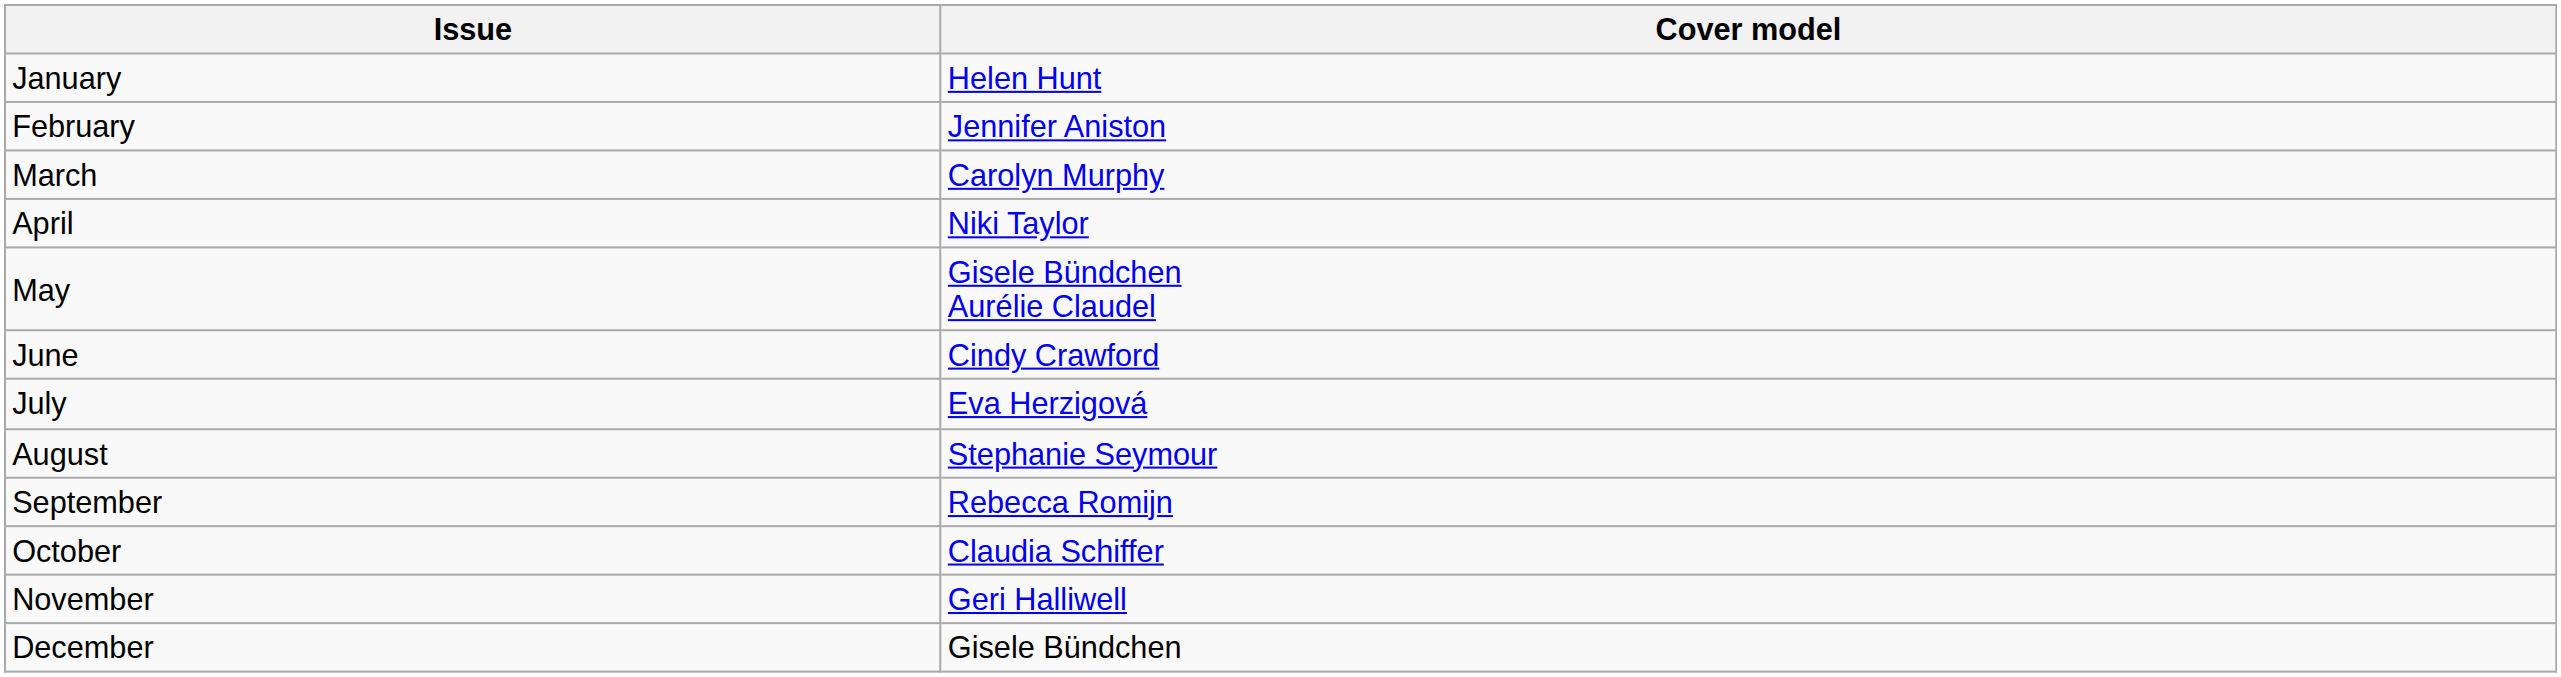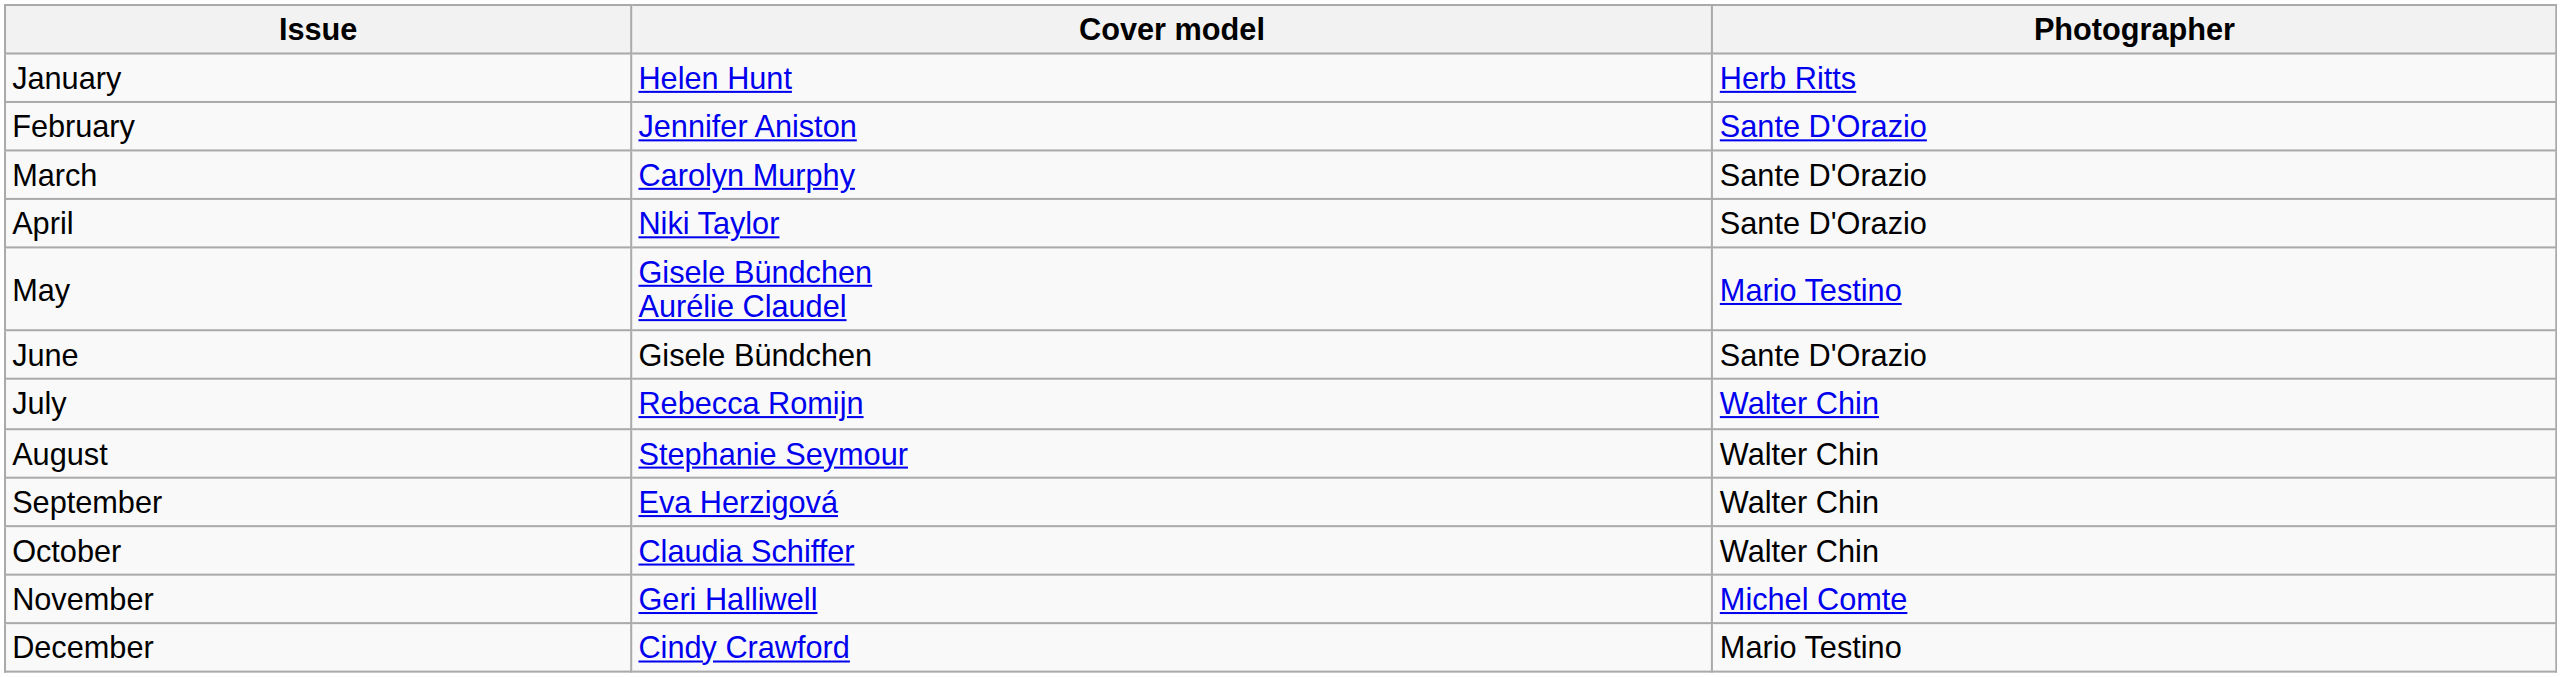+ column: (2134, 30)
(1054, 355) Cindy Crawford -> (755, 355) Gisele Bündchen
(1048, 404) Eva Herzigová -> (751, 404) Rebecca Romijn
(1060, 501) Rebecca Romijn -> (738, 501) Eva Herzigová
(1065, 647) Gisele Bündchen -> (744, 647) Cindy Crawford
